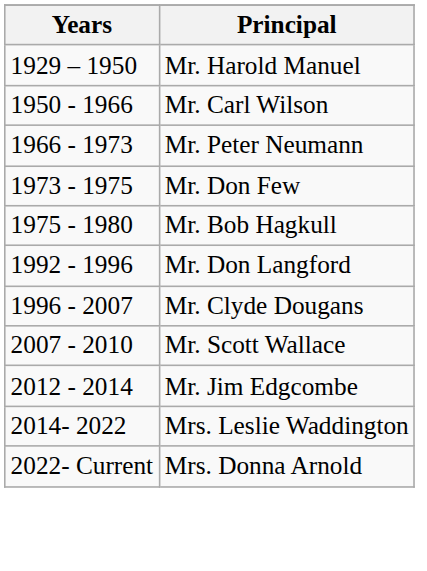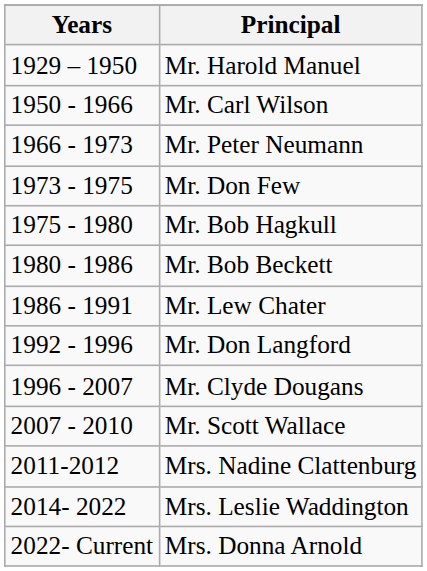+ row: (249, 265)
+ row: (245, 305)
+ row: (291, 465)
- row: (261, 385)
